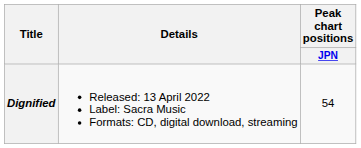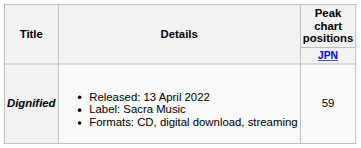(328, 103) 54 -> (328, 103) 59
